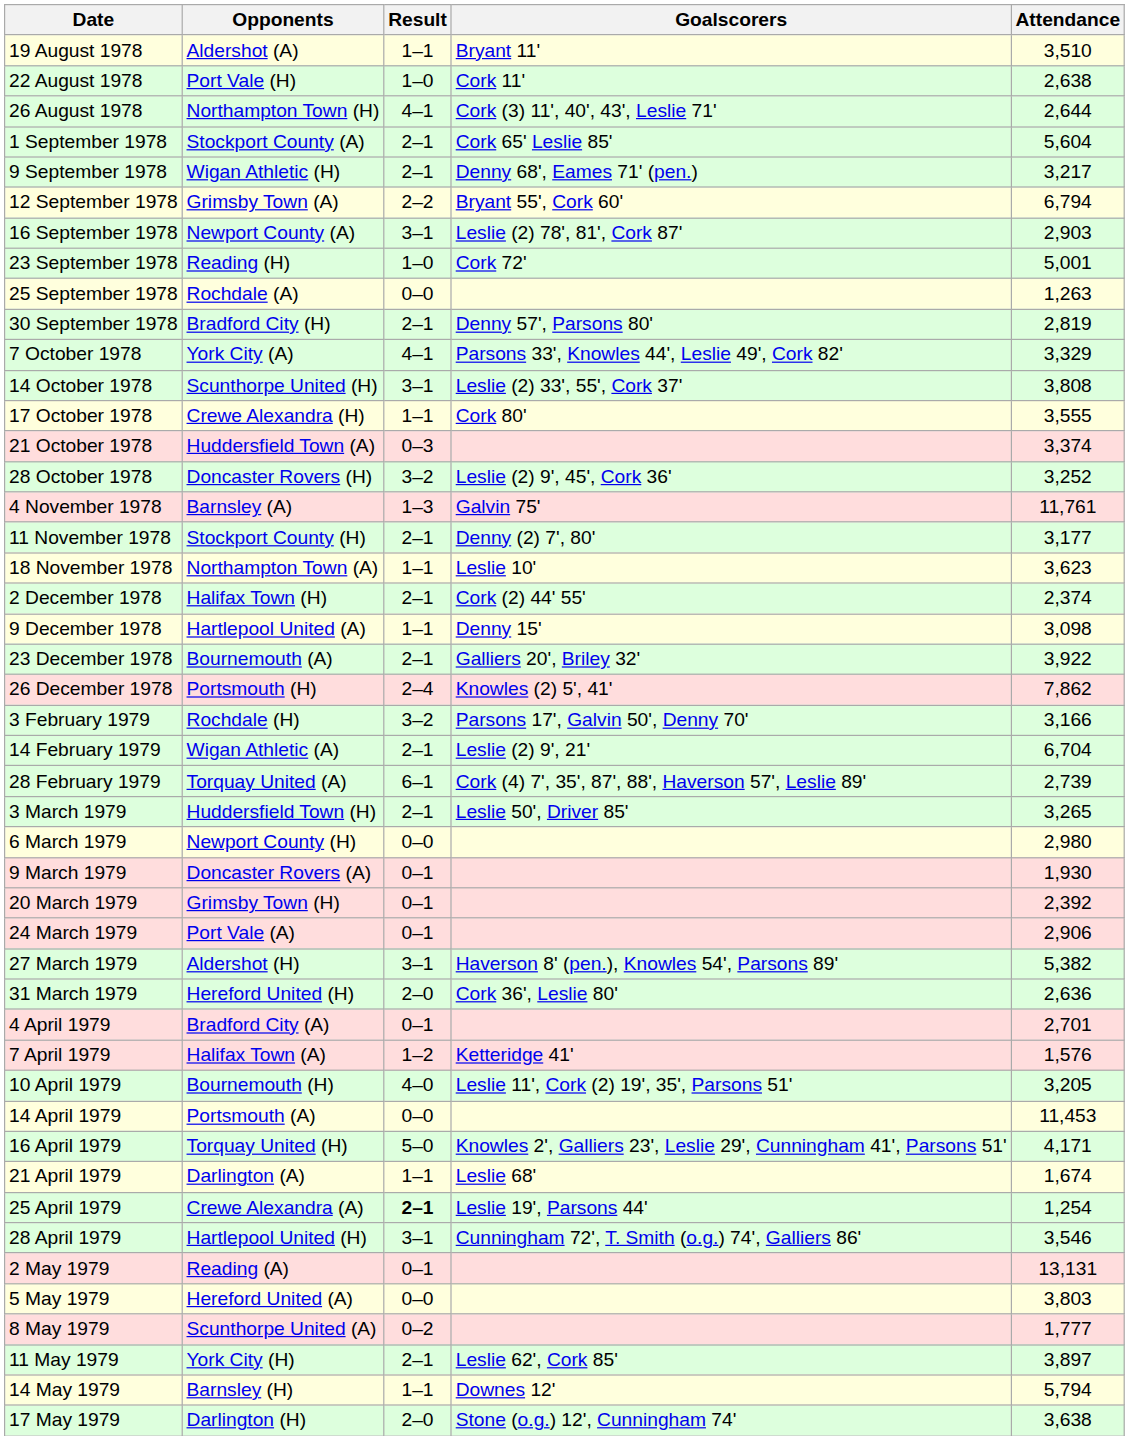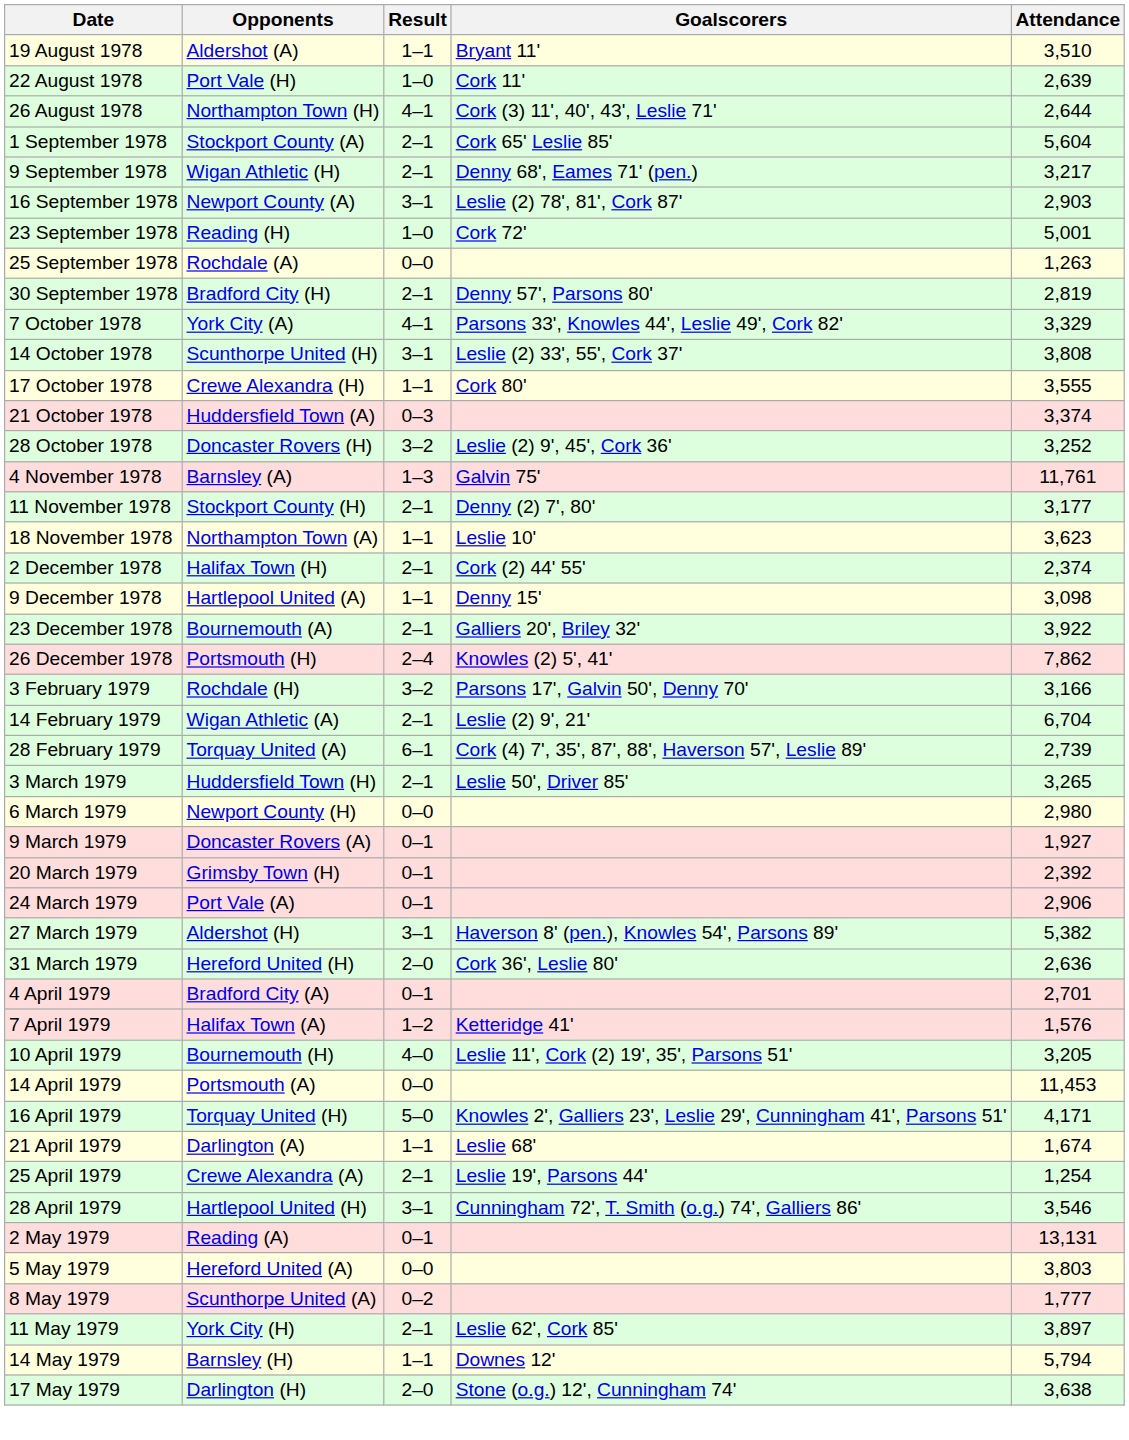(1068, 80) 2,638 -> (1068, 80) 2,639
- row: (93, 202)
(1068, 872) 1,930 -> (1068, 841) 1,927
(418, 1207) bold -> (418, 1176) normal
